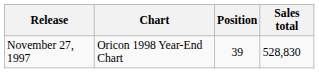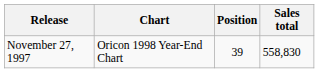(282, 51) 528,830 -> (282, 51) 558,830
